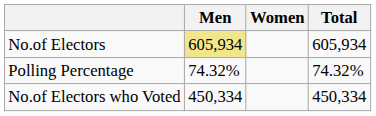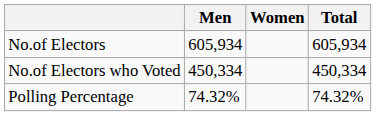(215, 44) khaki background -> (215, 44) no background
rows swapped: (94, 96) <-> (71, 70)
